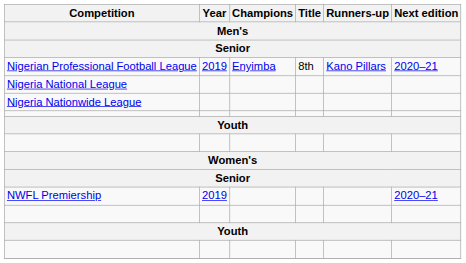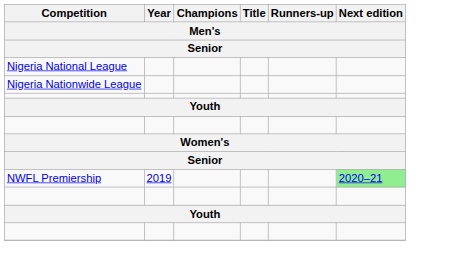- row: (102, 66)
(416, 196) no background -> (361, 178) lightgreen background
